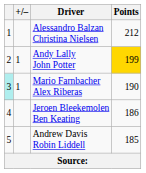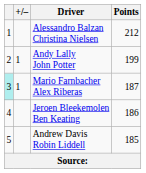(132, 60) gold background -> (132, 60) no background
(132, 86) 190 -> (132, 86) 187
